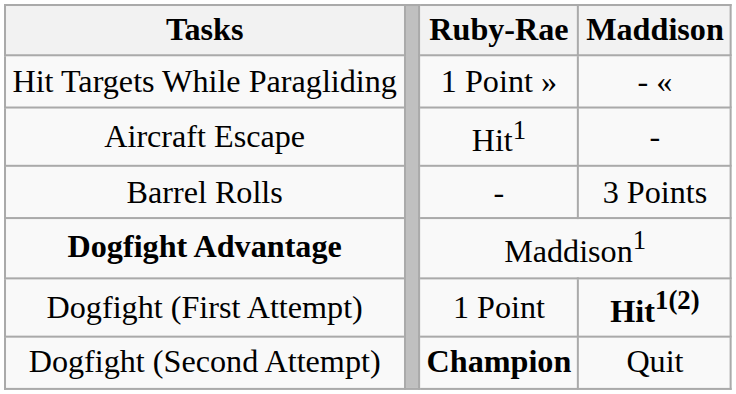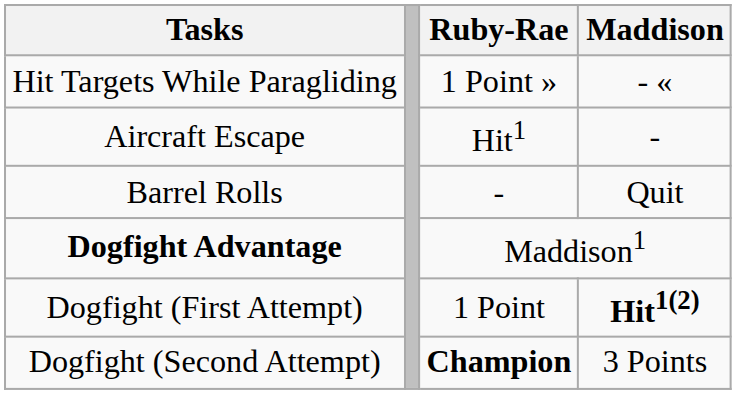(655, 191) 3 Points -> (655, 191) Quit
(655, 362) Quit -> (655, 362) 3 Points
